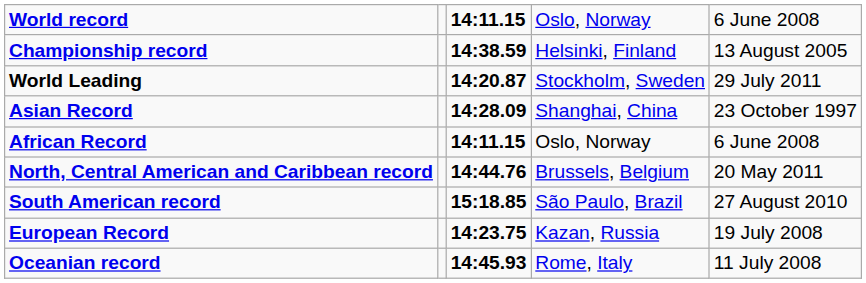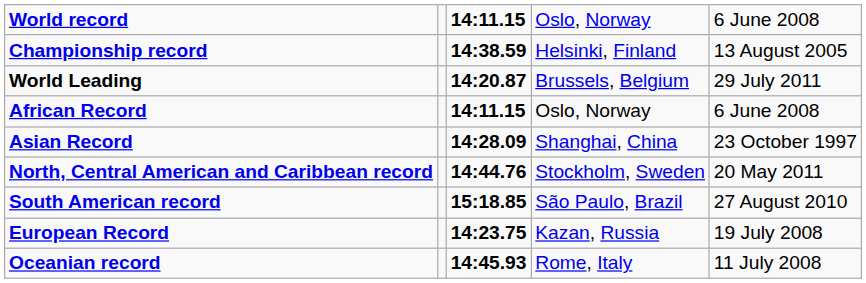(620, 80) Stockholm, Sweden -> (612, 80) Brussels, Belgium
rows swapped: (78, 141) <-> (71, 111)
(612, 171) Brussels, Belgium -> (620, 171) Stockholm, Sweden
